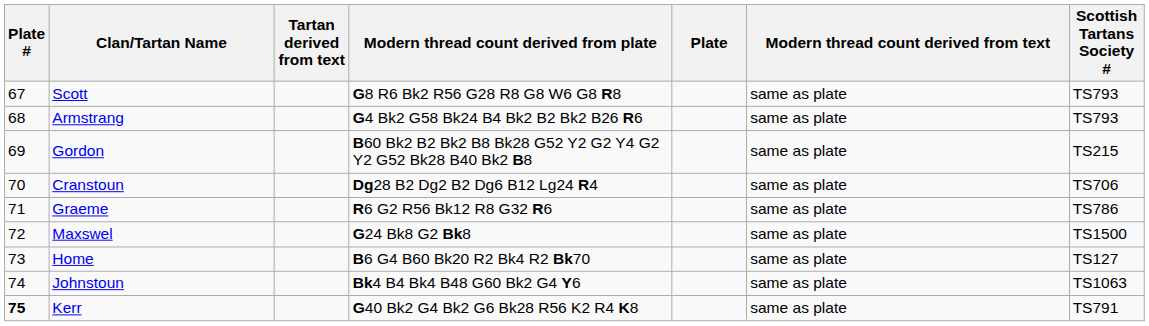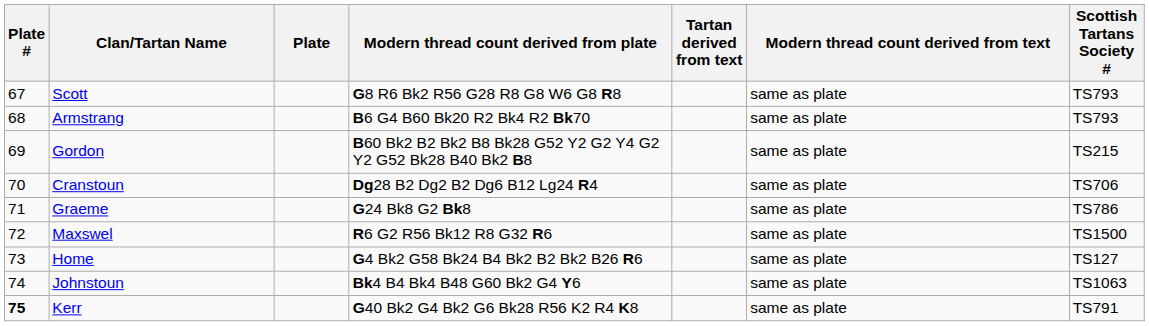columns swapped: (709, 42) <-> (312, 42)
(498, 118) G4 Bk2 G58 Bk24 B4 Bk2 B2 Bk2 B26 R6 -> (471, 118) B6 G4 B60 Bk20 R2 Bk4 R2 Bk70
(452, 209) R6 G2 R56 Bk12 R8 G32 R6 -> (412, 209) G24 Bk8 G2 Bk8
(412, 234) G24 Bk8 G2 Bk8 -> (452, 234) R6 G2 R56 Bk12 R8 G32 R6
(471, 258) B6 G4 B60 Bk20 R2 Bk4 R2 Bk70 -> (498, 258) G4 Bk2 G58 Bk24 B4 Bk2 B2 Bk2 B26 R6
